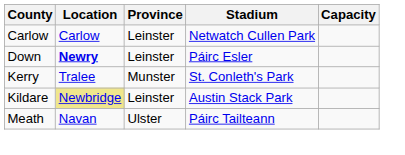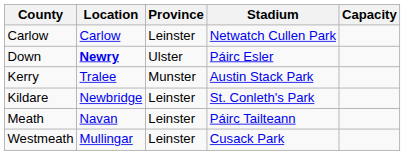(151, 56) Leinster -> (165, 56) Ulster
(241, 77) St. Conleth's Park -> (262, 77) Austin Stack Park
(90, 98) khaki background -> (111, 98) no background
(241, 98) Austin Stack Park -> (262, 98) St. Conleth's Park
(145, 118) Ulster -> (172, 118) Leinster
+ row: (40, 139)
